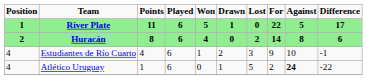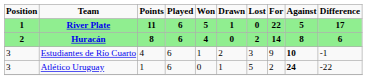(8, 53) 4 -> (8, 53) 3
(291, 53) normal -> (291, 53) bold
(8, 67) 4 -> (8, 67) 3
